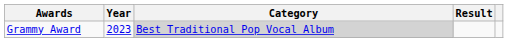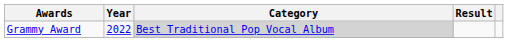(119, 30) 2023 -> (119, 30) 2022
